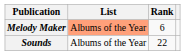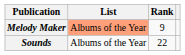(162, 27) 6 -> (162, 27) 9
